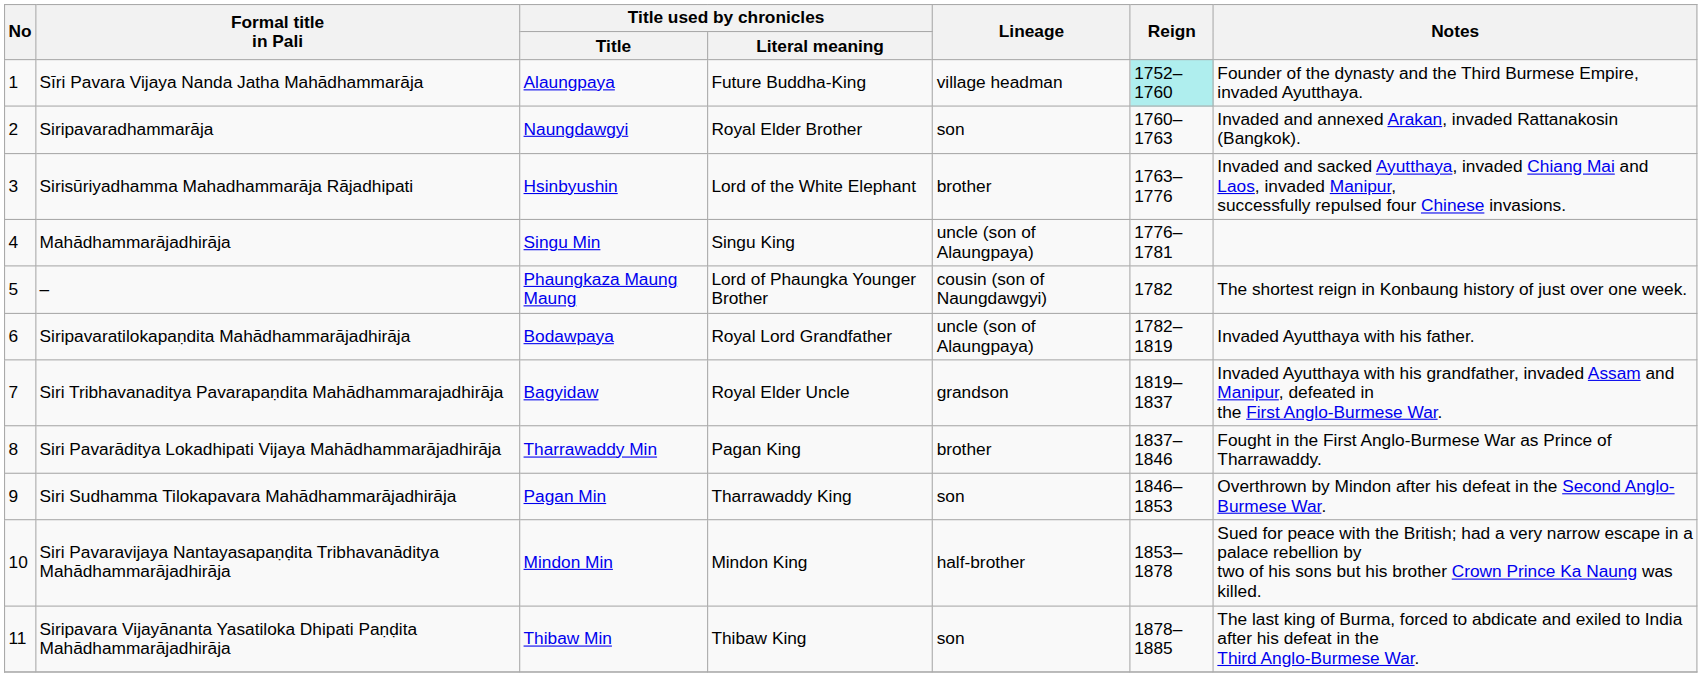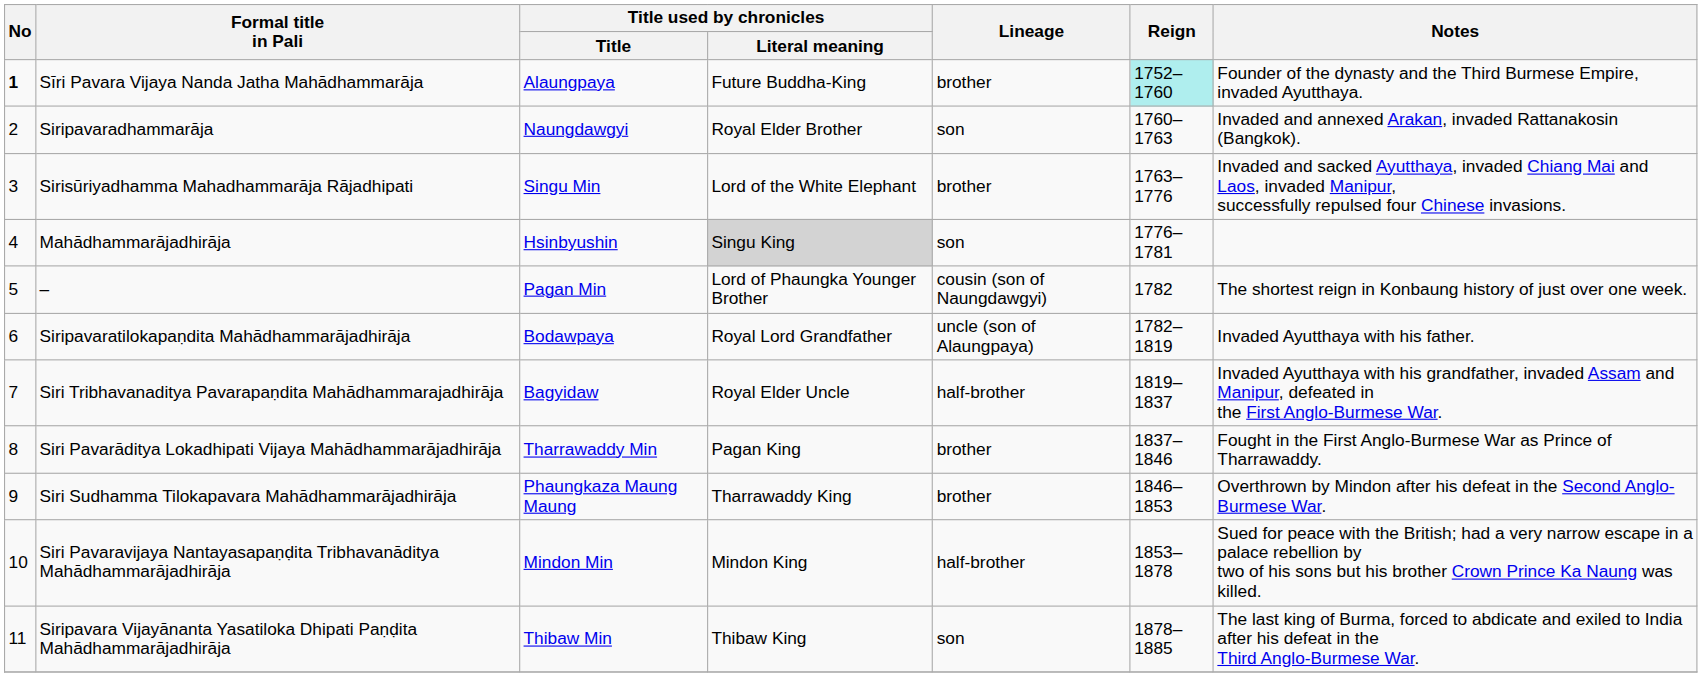(13, 82) normal -> (13, 82) bold
(1000, 82) village headman -> (964, 82) brother
(571, 186) Hsinbyushin -> (562, 186) Singu Min
(562, 242) Singu Min -> (571, 242) Hsinbyushin
(753, 242) no background -> (753, 242) lightgrey background
(986, 242) uncle (son of Alaungpaya) -> (951, 242) son
(600, 289) Phaungkaza Maung Maung -> (565, 289) Pagan Min
(973, 392) grandson -> (981, 392) half-brother
(565, 496) Pagan Min -> (600, 496) Phaungkaza Maung Maung
(951, 496) son -> (964, 496) brother
